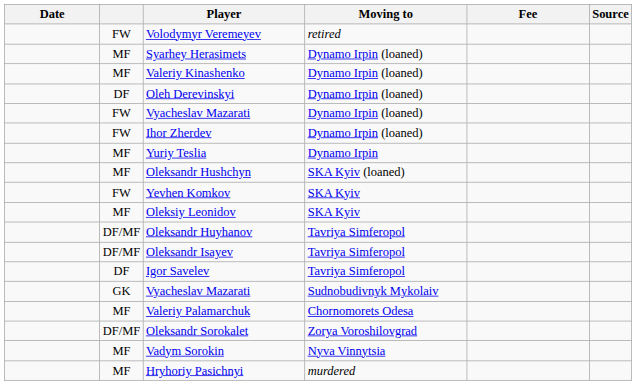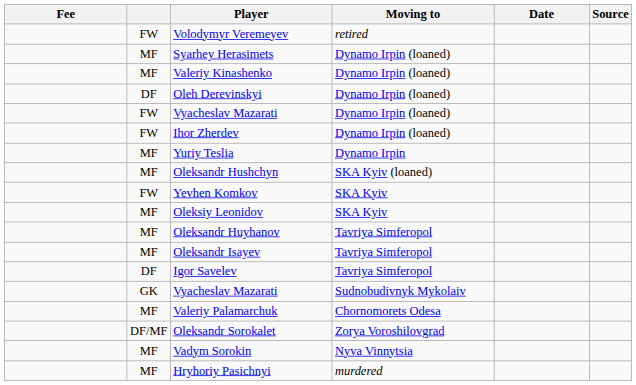columns swapped: (52, 14) <-> (528, 14)
(121, 232) DF/MF -> (149, 232) MF
(121, 251) DF/MF -> (149, 251) MF
